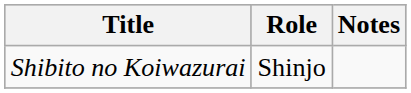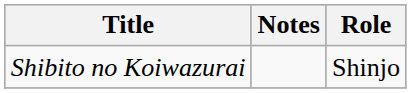columns swapped: (292, 25) <-> (369, 25)
